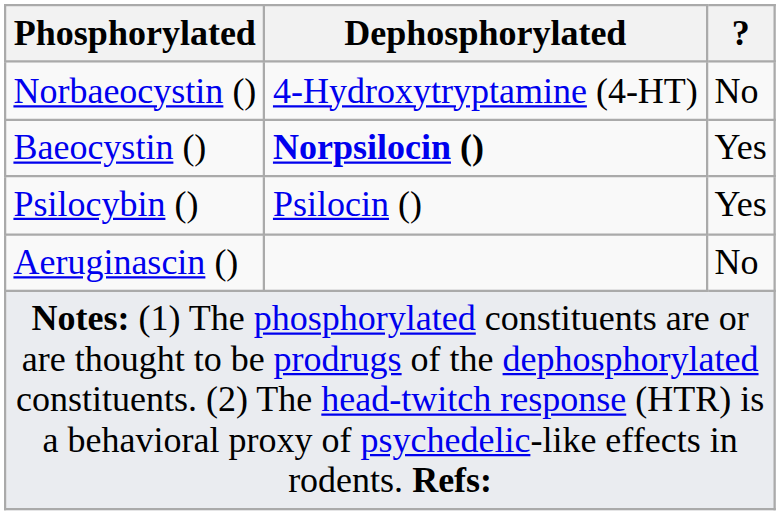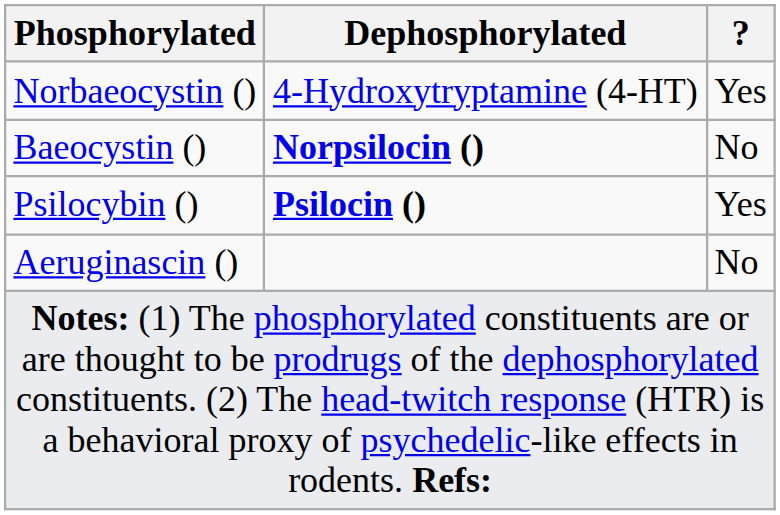(736, 90) No -> (741, 90) Yes
(741, 147) Yes -> (736, 147) No
(347, 204) normal -> (349, 204) bold
